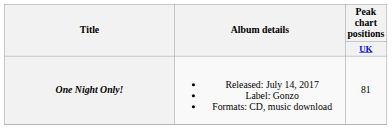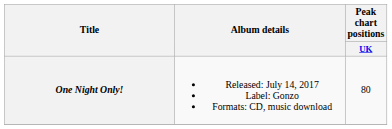(366, 90) 81 -> (366, 90) 80
